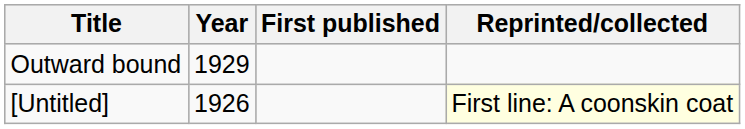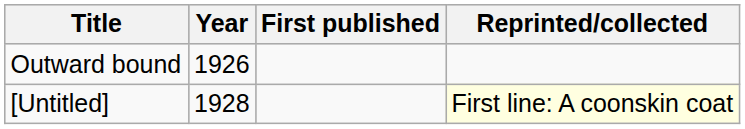(222, 63) 1929 -> (222, 63) 1926
(222, 103) 1926 -> (222, 103) 1928
